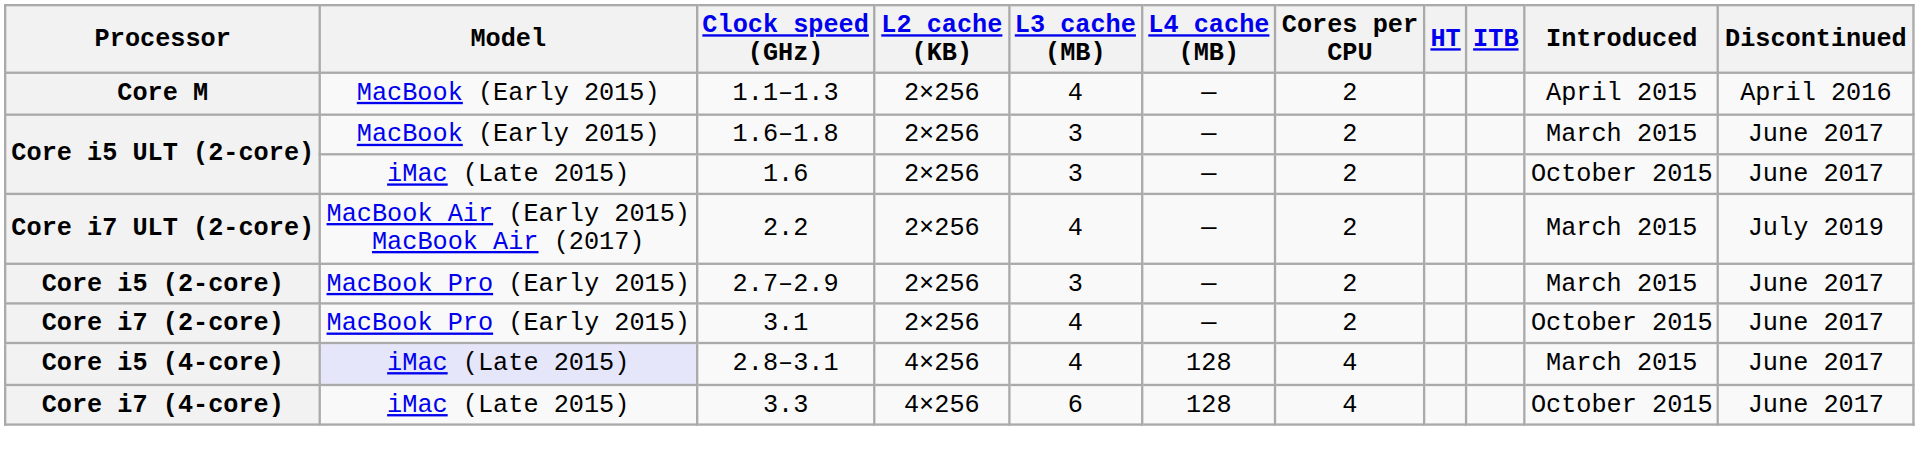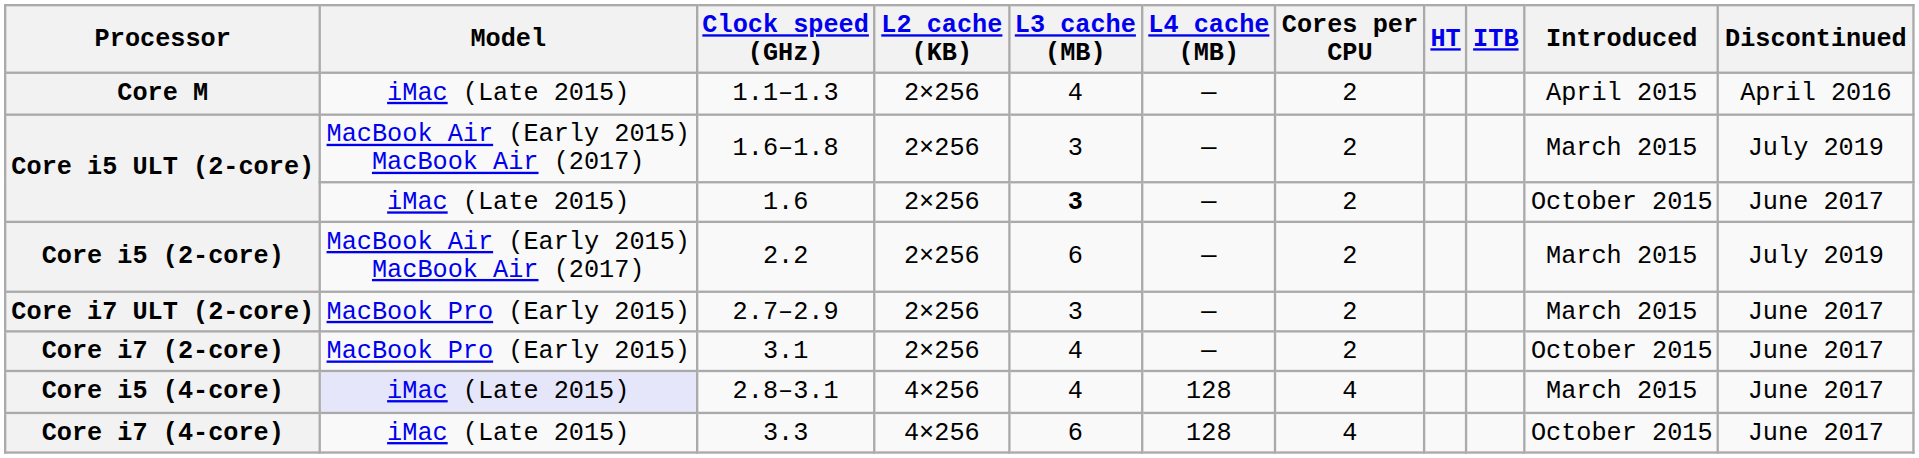(508, 93) MacBook (Early 2015) -> (508, 93) iMac (Late 2015)
(508, 134) MacBook (Early 2015) -> (508, 148) MacBook Air (Early 2015) MacBook Air (2017)
(1816, 134) June 2017 -> (1816, 148) July 2019
(1075, 174) normal -> (1075, 202) bold
(163, 228) Core i7 ULT (2-core) -> (163, 256) Core i5 (2-core)
(1075, 228) 4 -> (1075, 256) 6
(163, 283) Core i5 (2-core) -> (163, 311) Core i7 ULT (2-core)
